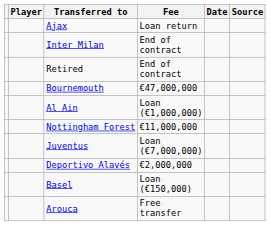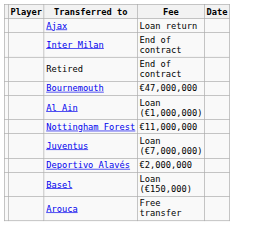- column: (247, 11)
